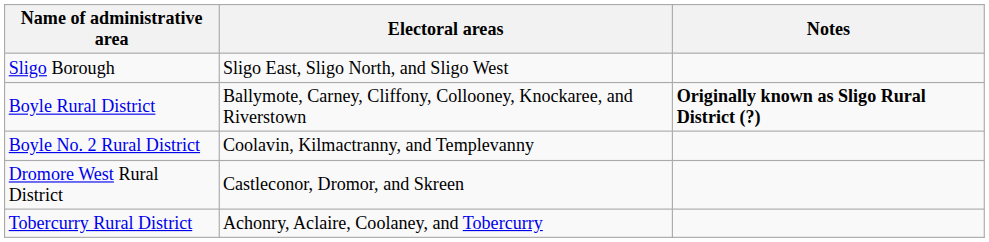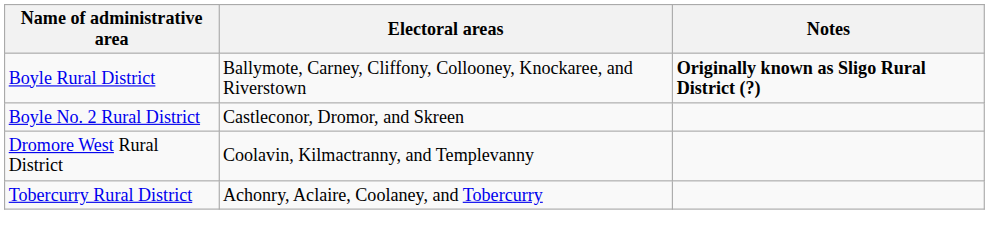- row: (62, 67)
(378, 145) Coolavin, Kilmactranny, and Templevanny -> (343, 116) Castleconor, Dromor, and Skreen
(343, 184) Castleconor, Dromor, and Skreen -> (378, 155) Coolavin, Kilmactranny, and Templevanny
